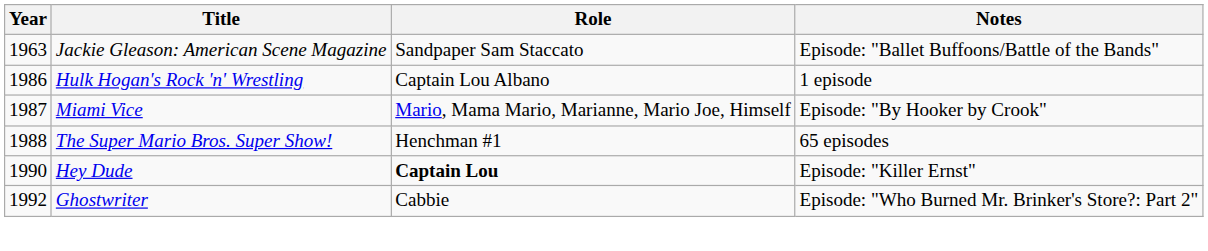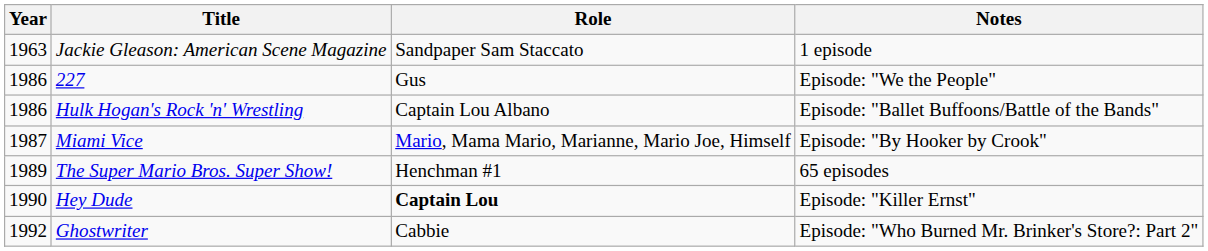(979, 49) Episode: "Ballet Buffoons/Battle of the Bands" -> (836, 49) 1 episode
+ row: (70, 79)
(836, 79) 1 episode -> (979, 110) Episode: "Ballet Buffoons/Battle of the Bands"
(28, 140) 1988 -> (28, 170) 1989
